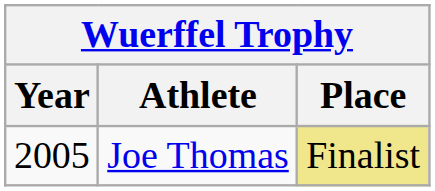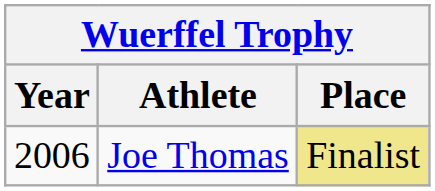(52, 154) 2005 -> (52, 154) 2006
